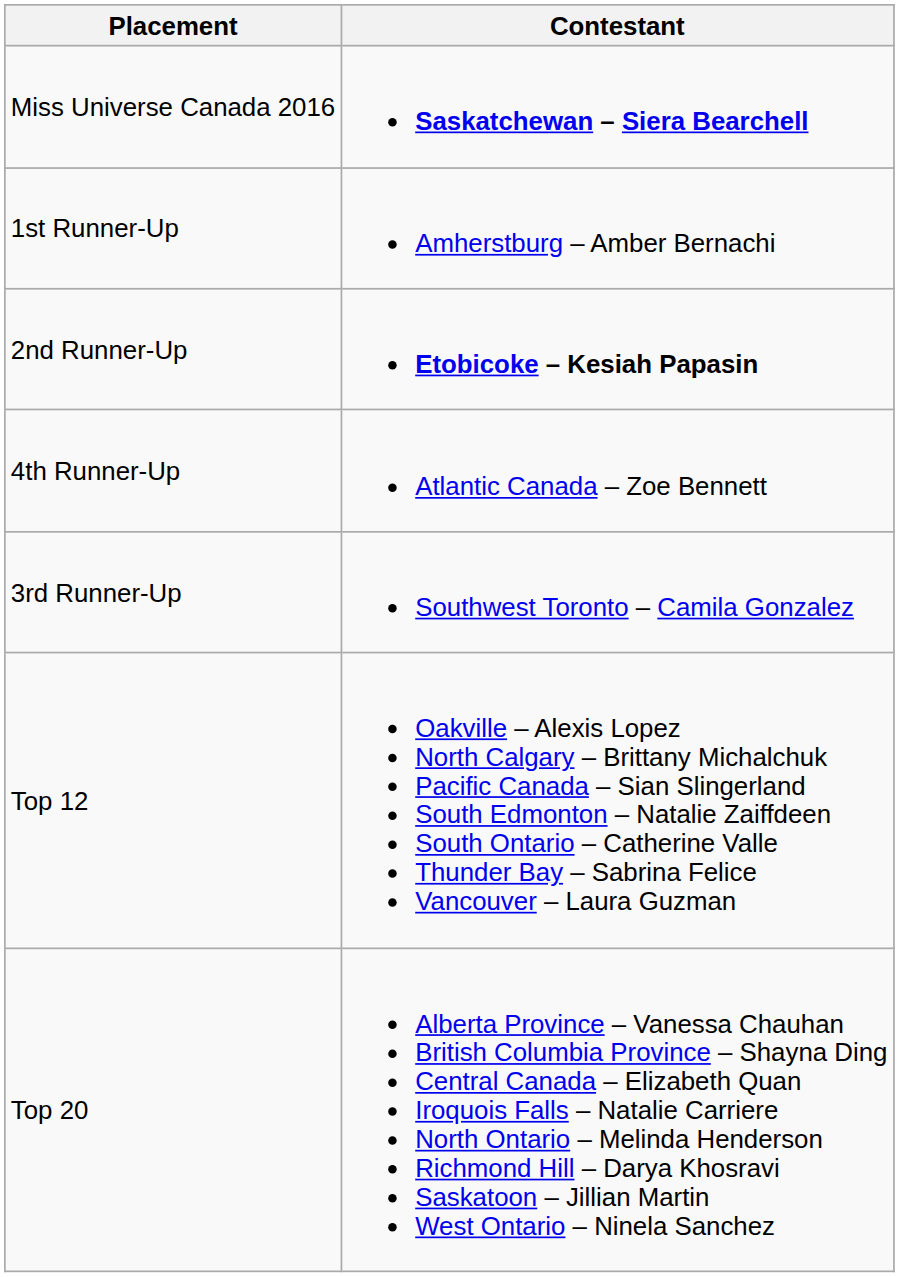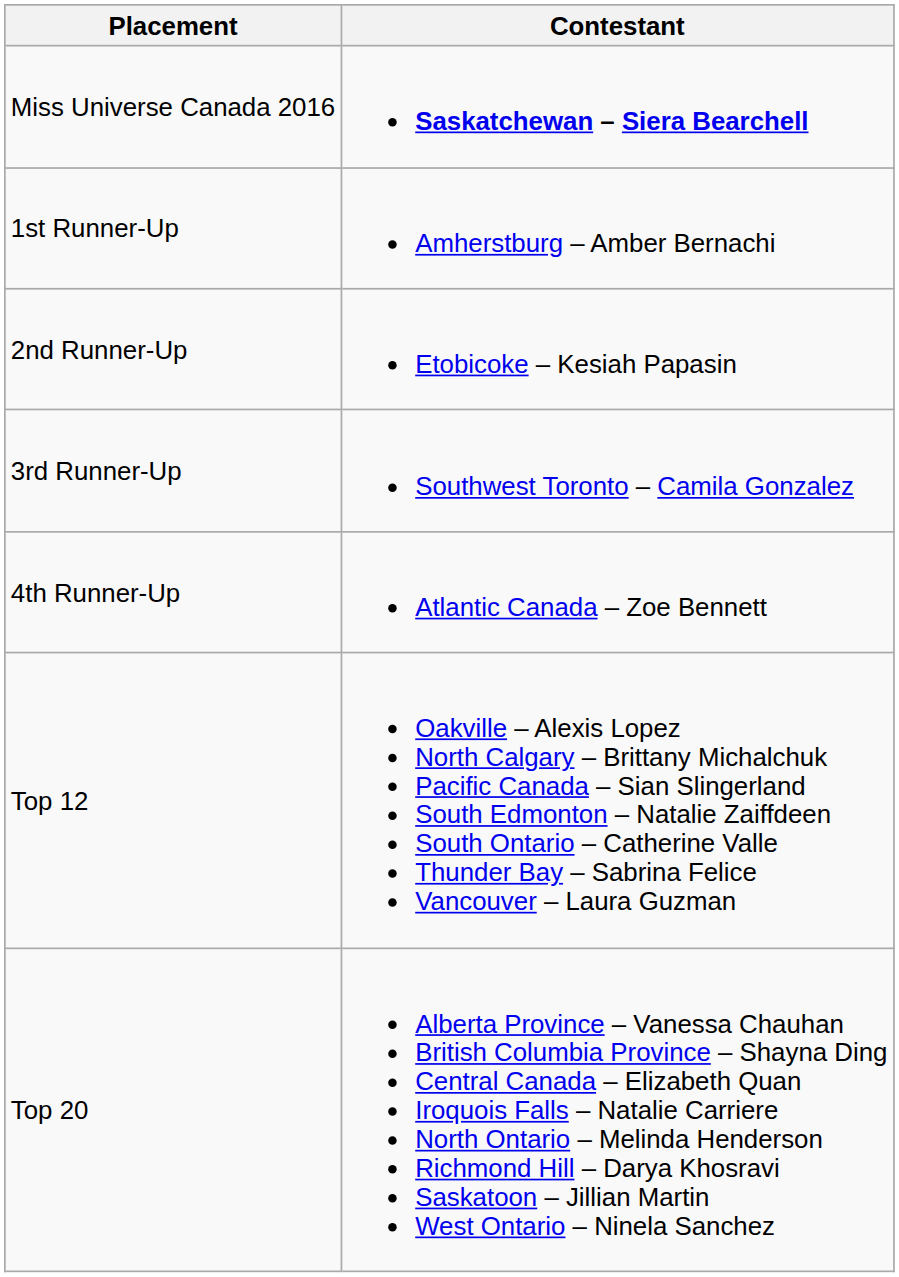(617, 364) bold -> (617, 364) normal
rows swapped: (96, 592) <-> (96, 471)
